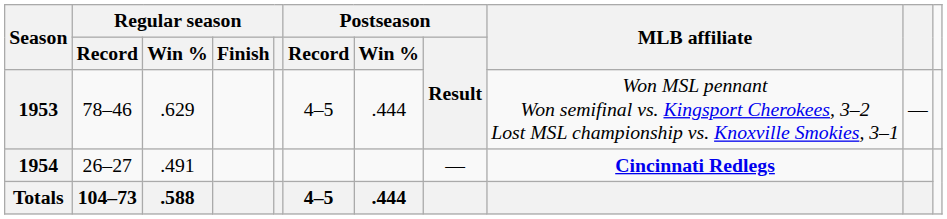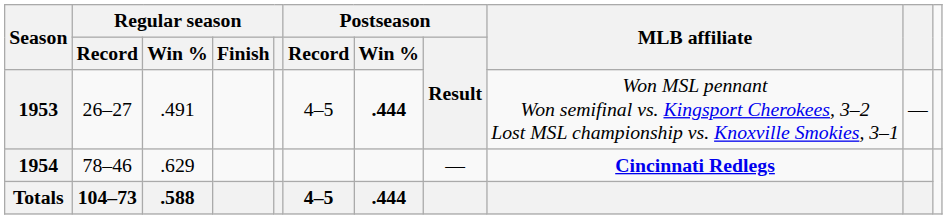(107, 109) 78–46 -> (107, 109) 26–27
(177, 109) .629 -> (177, 109) .491
(389, 109) normal -> (389, 109) bold
(107, 165) 26–27 -> (107, 165) 78–46
(177, 165) .491 -> (177, 165) .629
